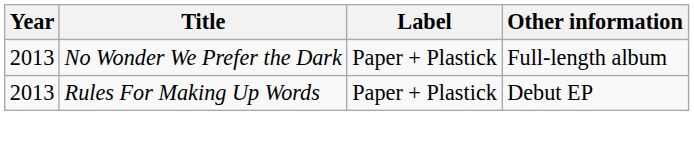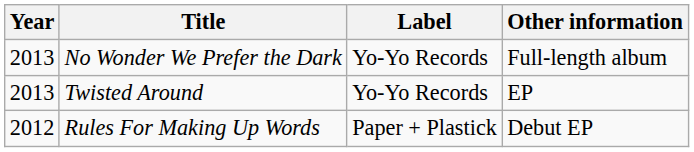(425, 57) Paper + Plastick -> (420, 57) Yo-Yo Records
+ row: (134, 92)
(32, 92) 2013 -> (32, 127) 2012
